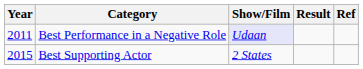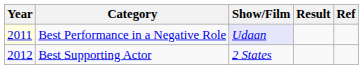(20, 34) no background -> (20, 34) lightyellow background
(20, 54) 2015 -> (20, 54) 2012
